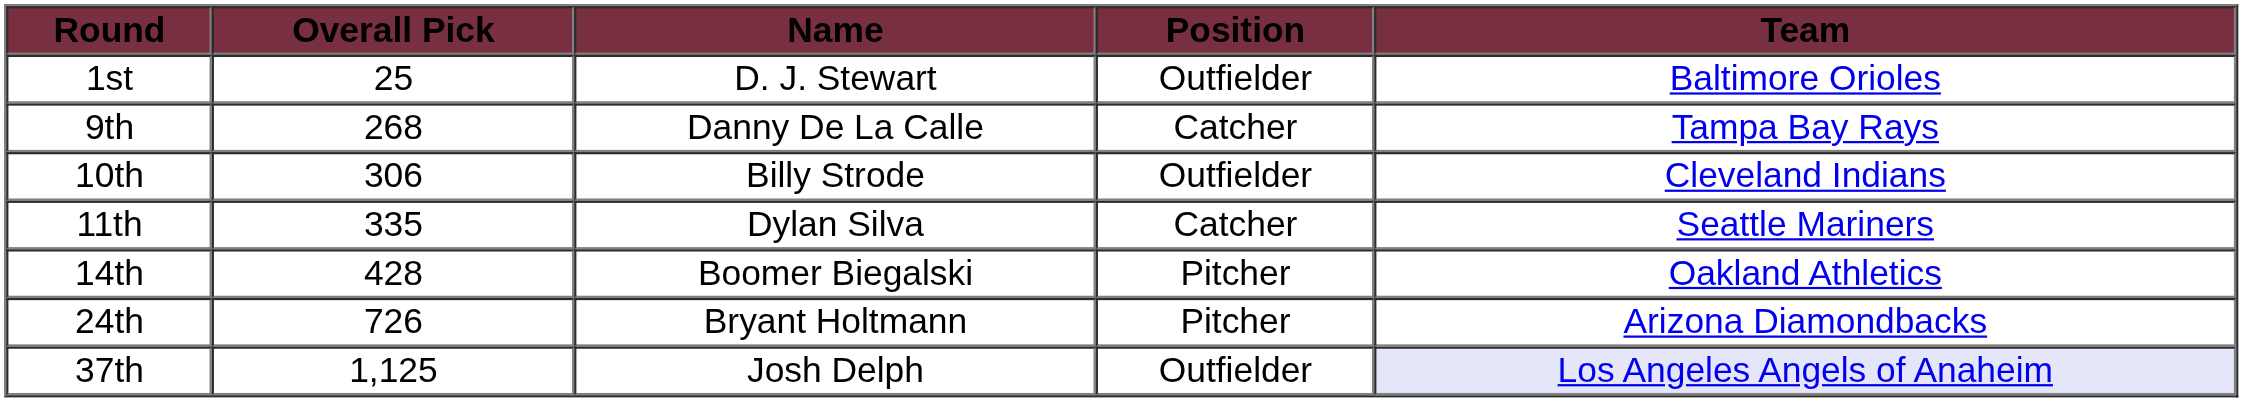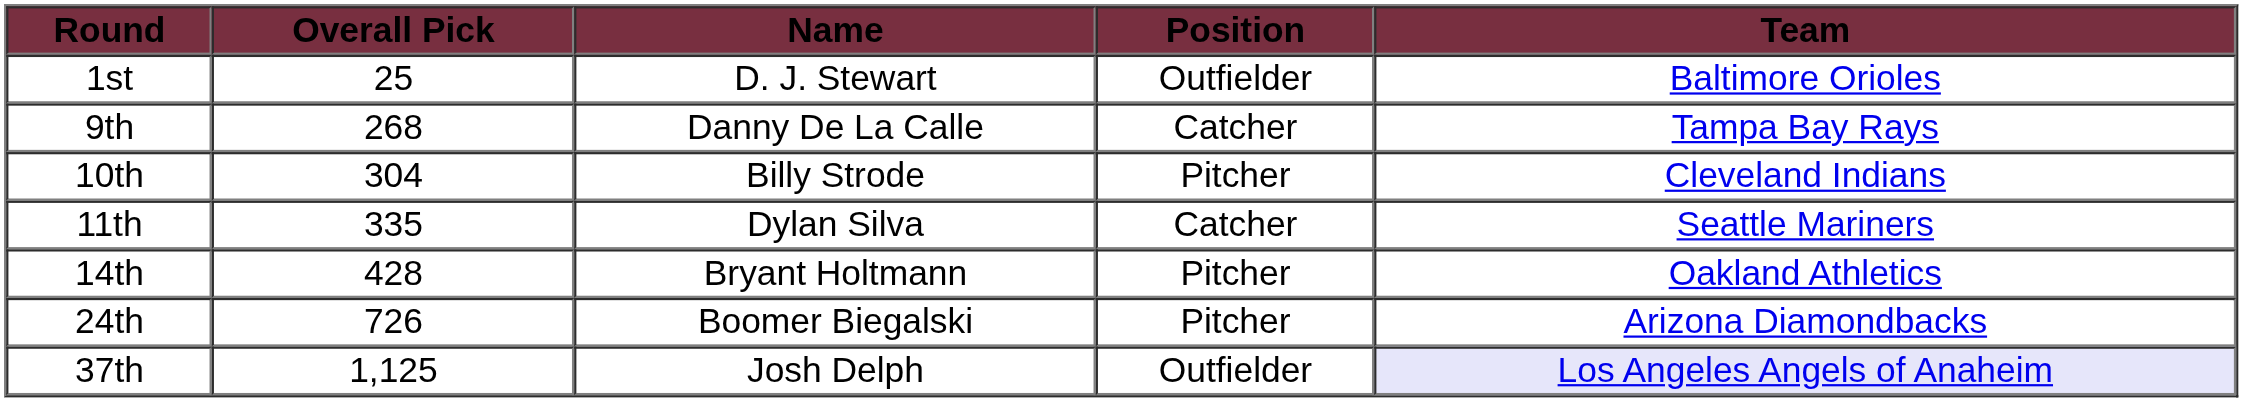(393, 175) 306 -> (393, 175) 304
(1235, 175) Outfielder -> (1235, 175) Pitcher
(835, 273) Boomer Biegalski -> (835, 273) Bryant Holtmann
(835, 321) Bryant Holtmann -> (835, 321) Boomer Biegalski
